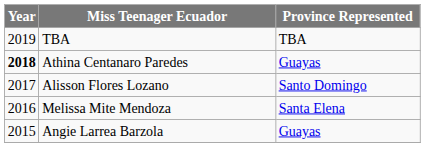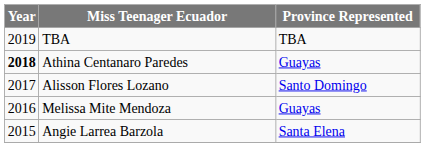(312, 108) Santa Elena -> (300, 108) Guayas
(300, 131) Guayas -> (312, 131) Santa Elena
